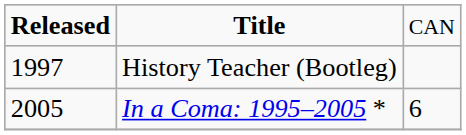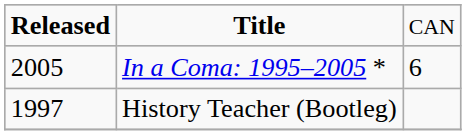rows swapped: (259, 66) <-> (254, 108)
